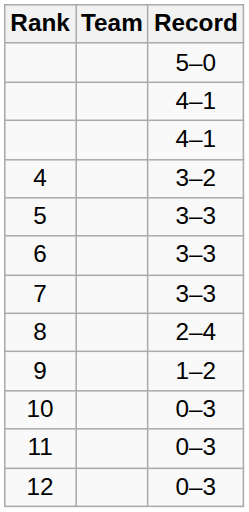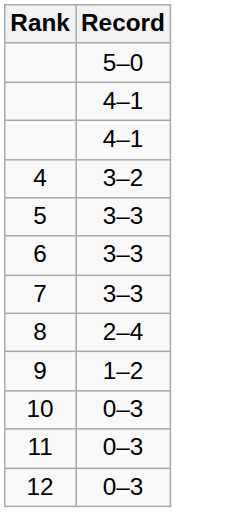- column: (112, 23)
